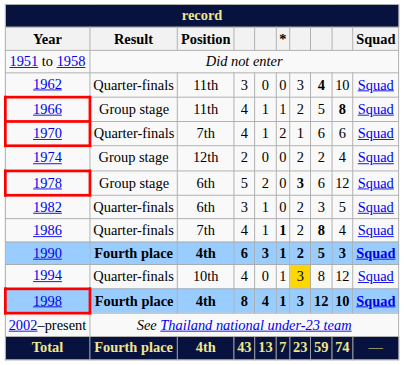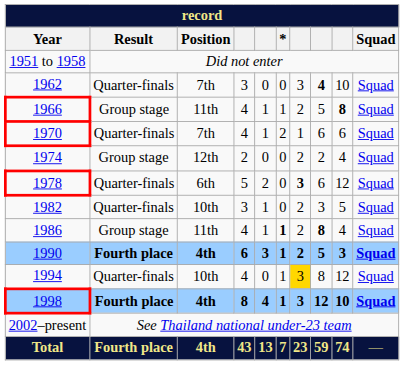(206, 84) 11th -> (206, 84) 7th
(134, 182) Group stage -> (134, 182) Quarter-finals
(206, 207) 6th -> (206, 207) 10th
(134, 230) Quarter-finals -> (134, 230) Group stage
(206, 230) 7th -> (206, 230) 11th
